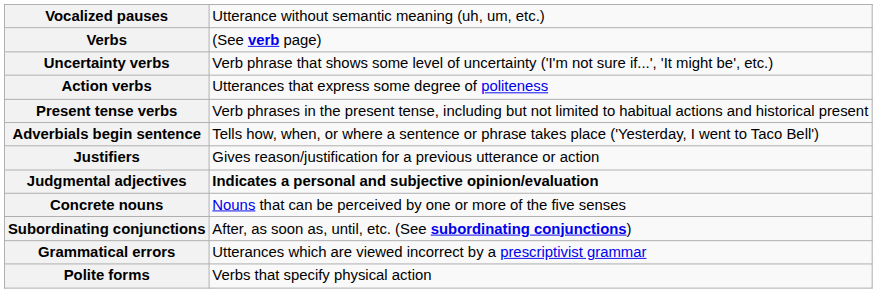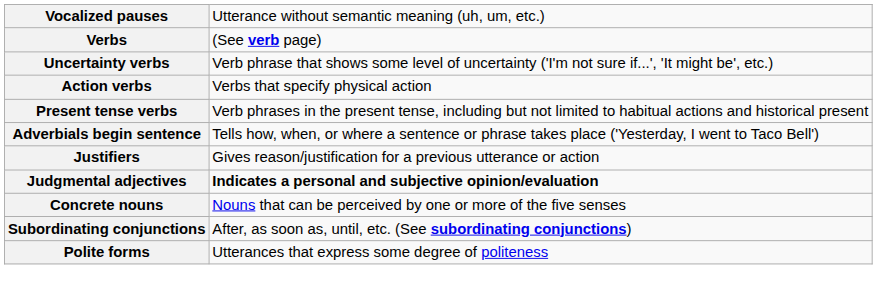(380, 87) Utterances that express some degree of politeness -> (322, 87) Verbs that specify physical action
- row: (107, 252)
(322, 275) Verbs that specify physical action -> (380, 252) Utterances that express some degree of politeness
